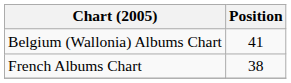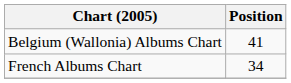(256, 66) 38 -> (256, 66) 34
